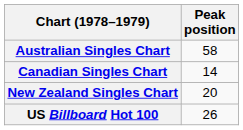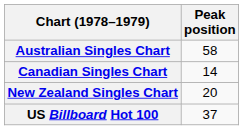(210, 114) 26 -> (210, 114) 37
